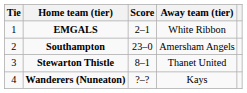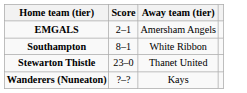- column: (14, 12)
(197, 29) White Ribbon -> (178, 29) Amersham Angels
(142, 46) 23–0 -> (123, 46) 8–1
(197, 46) Amersham Angels -> (178, 46) White Ribbon
(142, 62) 8–1 -> (123, 62) 23–0
